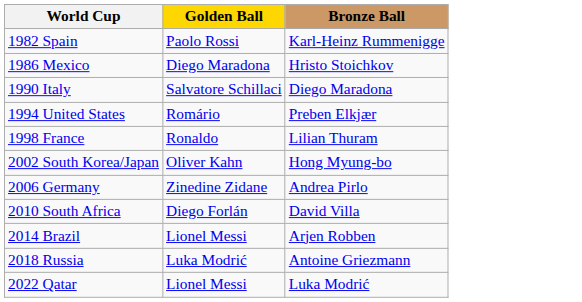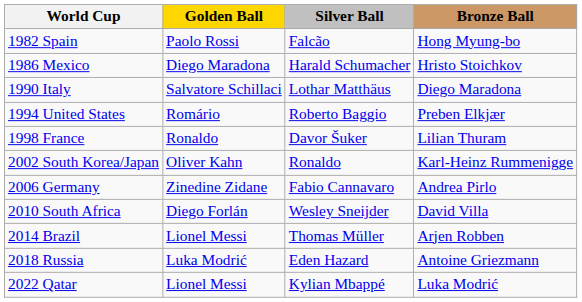+ column: (350, 16)
(367, 41) Karl-Heinz Rummenigge -> (469, 41) Hong Myung-bo
(340, 162) Hong Myung-bo -> (495, 162) Karl-Heinz Rummenigge
